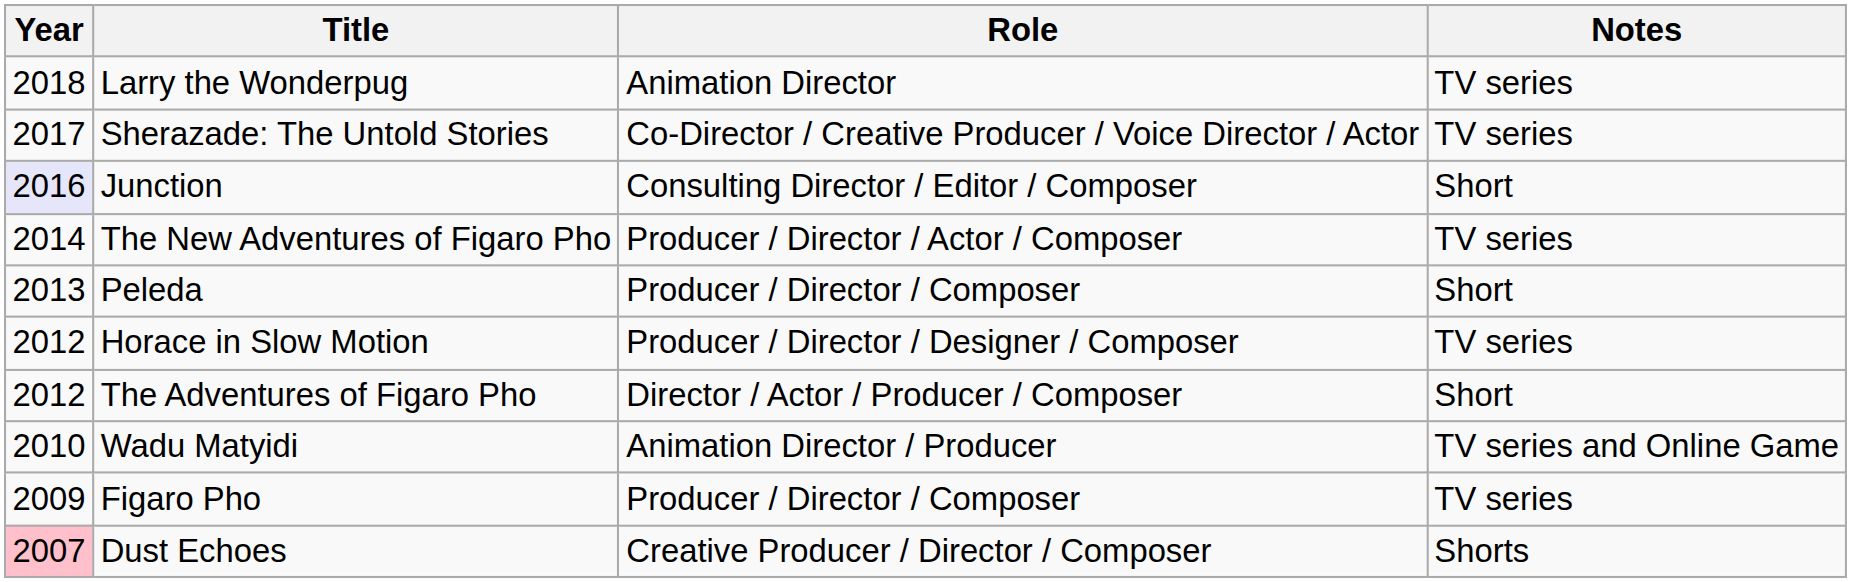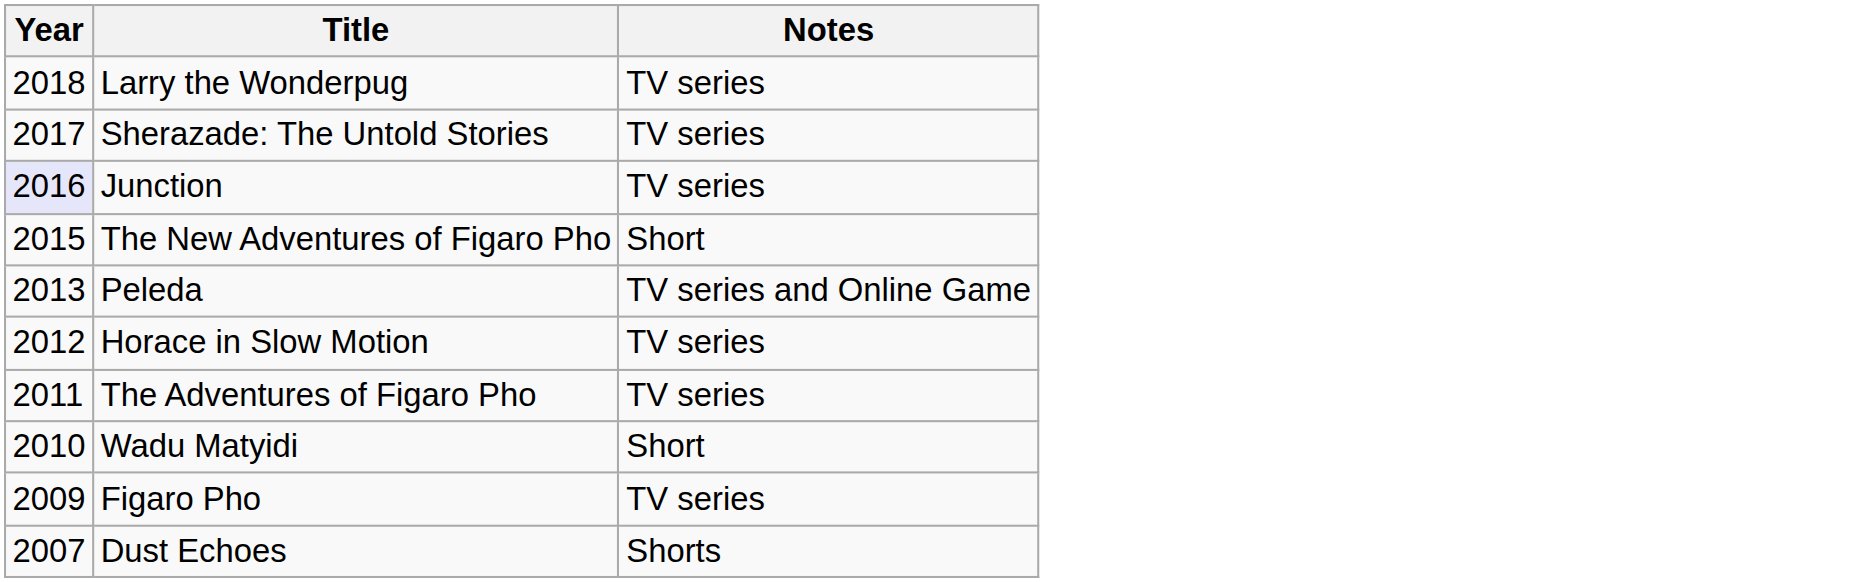- column: (1023, 30)
(1474, 186) Short -> (696, 186) TV series
(49, 238) 2014 -> (49, 238) 2015
(1504, 238) TV series -> (666, 238) Short
(1474, 290) Short -> (829, 290) TV series and Online Game
(49, 394) 2012 -> (48, 394) 2011
(1474, 394) Short -> (696, 394) TV series
(1637, 446) TV series and Online Game -> (666, 446) Short
(49, 550) pink background -> (49, 550) no background
